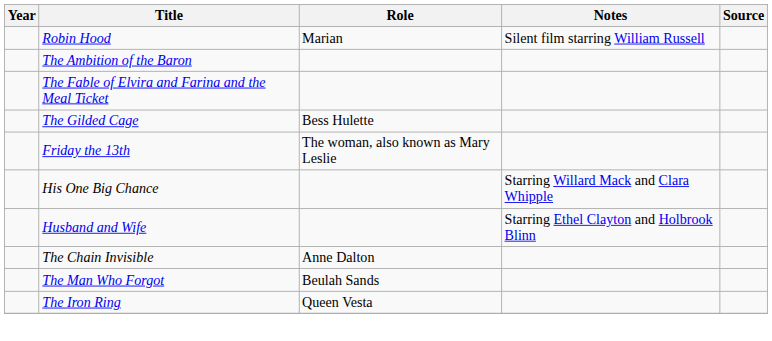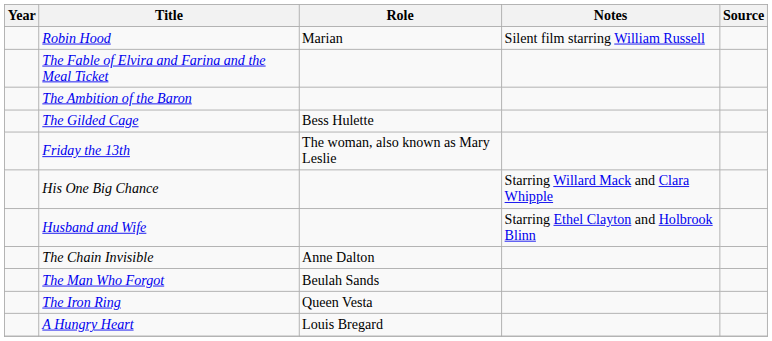rows swapped: (117, 60) <-> (154, 90)
+ row: (88, 324)
